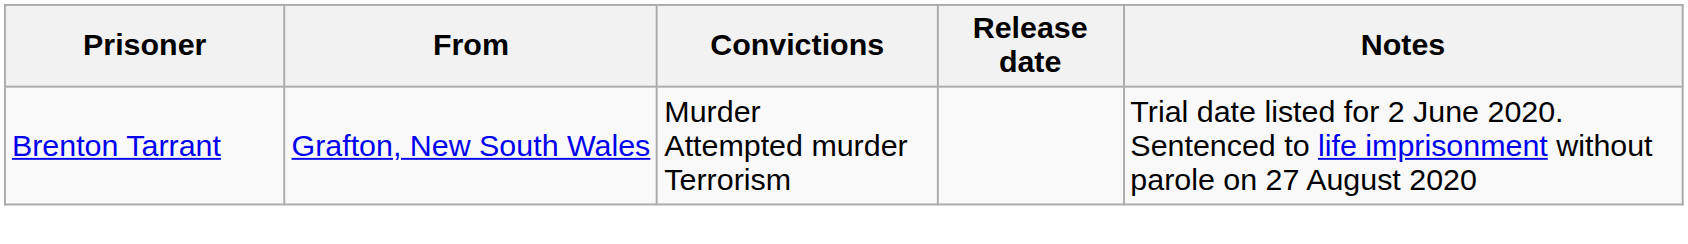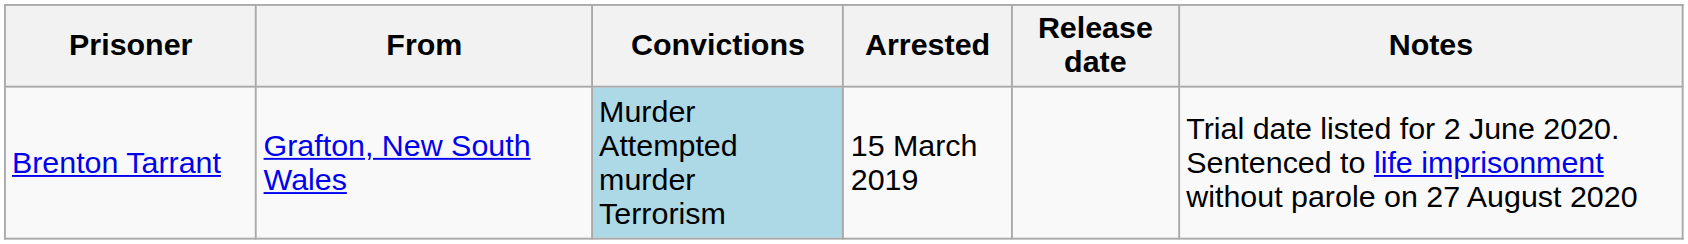+ column: (928, 45)
(786, 145) no background -> (668, 162) lightblue background
